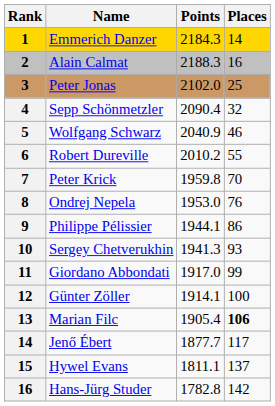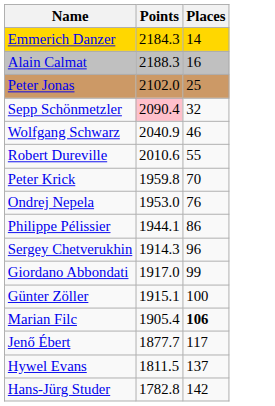- column: (25, 16)
(200, 109) no background -> (159, 109) pink background
(200, 156) 2010.2 -> (159, 156) 2010.6
(200, 249) 1941.3 -> (159, 249) 1914.3
(235, 249) 93 -> (194, 249) 96
(200, 296) 1914.1 -> (159, 296) 1915.1
(200, 366) 1811.1 -> (159, 366) 1811.5
